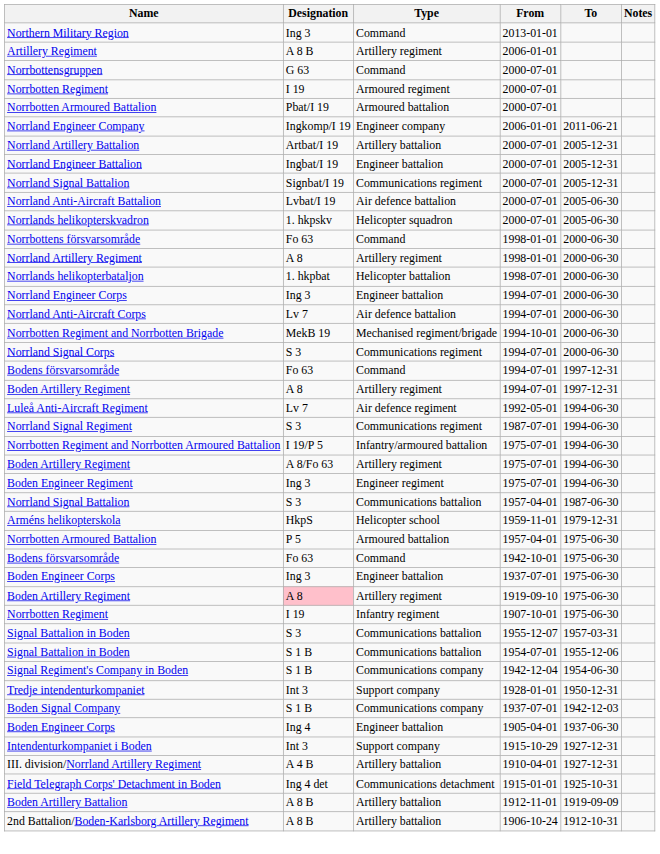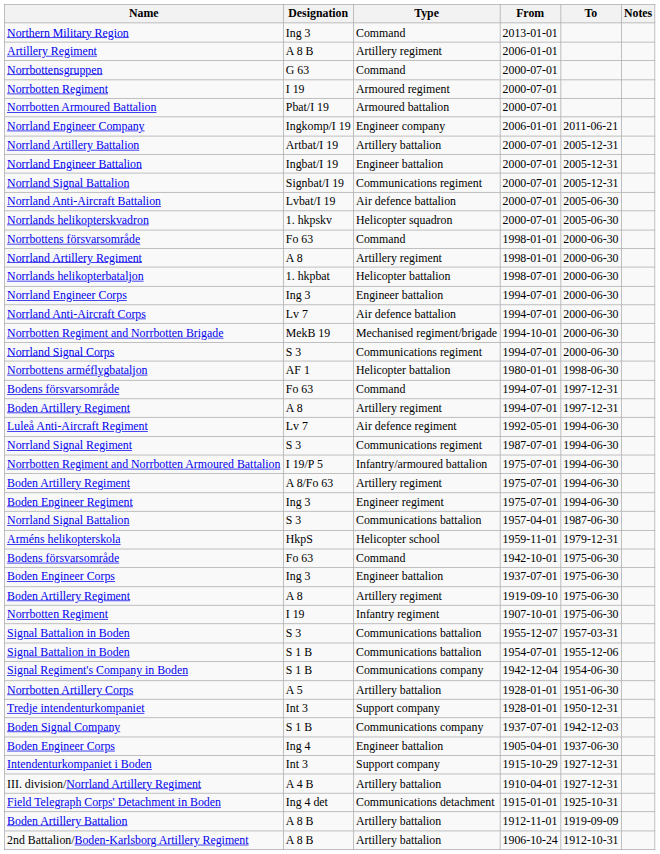+ row: (77, 370)
- row: (82, 539)
(294, 595) pink background -> (294, 595) no background
+ row: (70, 689)
